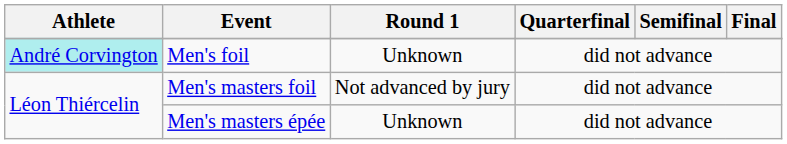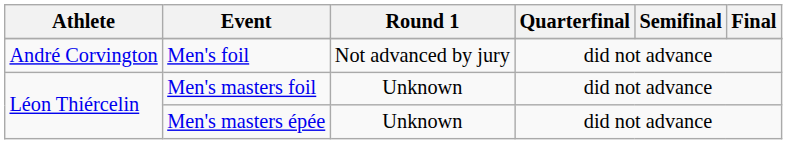(84, 55) paleturquoise background -> (84, 55) no background
(422, 55) Unknown -> (422, 55) Not advanced by jury
(422, 88) Not advanced by jury -> (422, 88) Unknown
